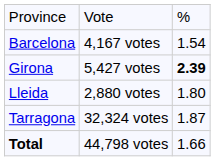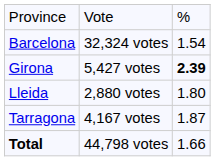(122, 42) 4,167 votes -> (126, 42) 32,324 votes
(126, 118) 32,324 votes -> (122, 118) 4,167 votes
